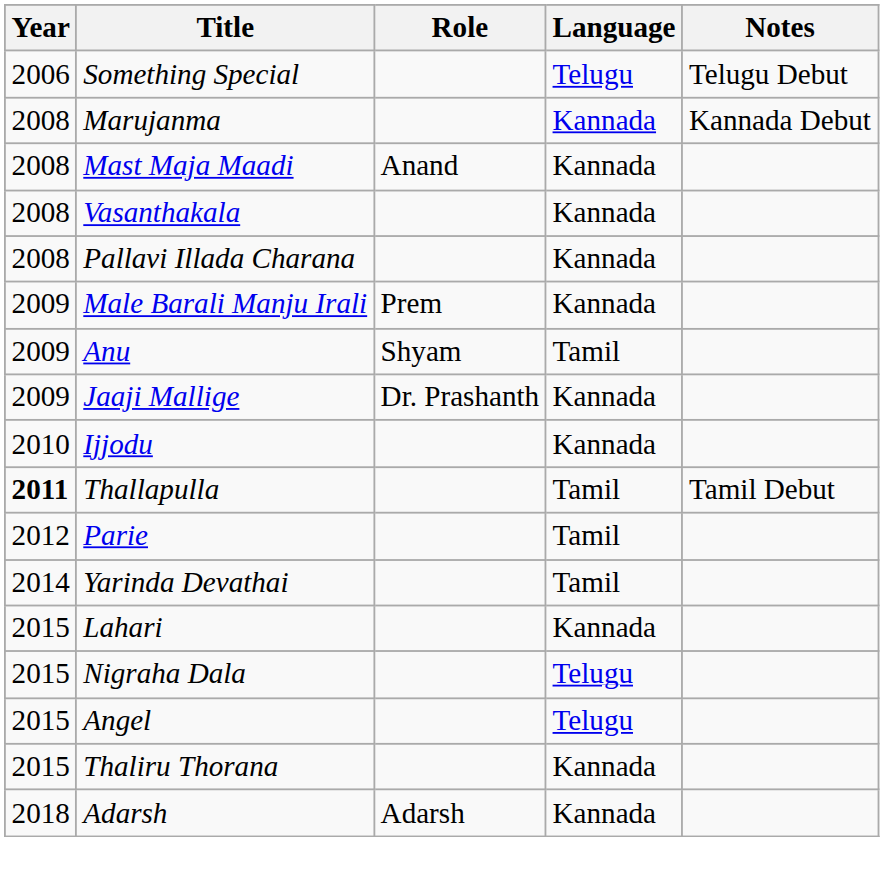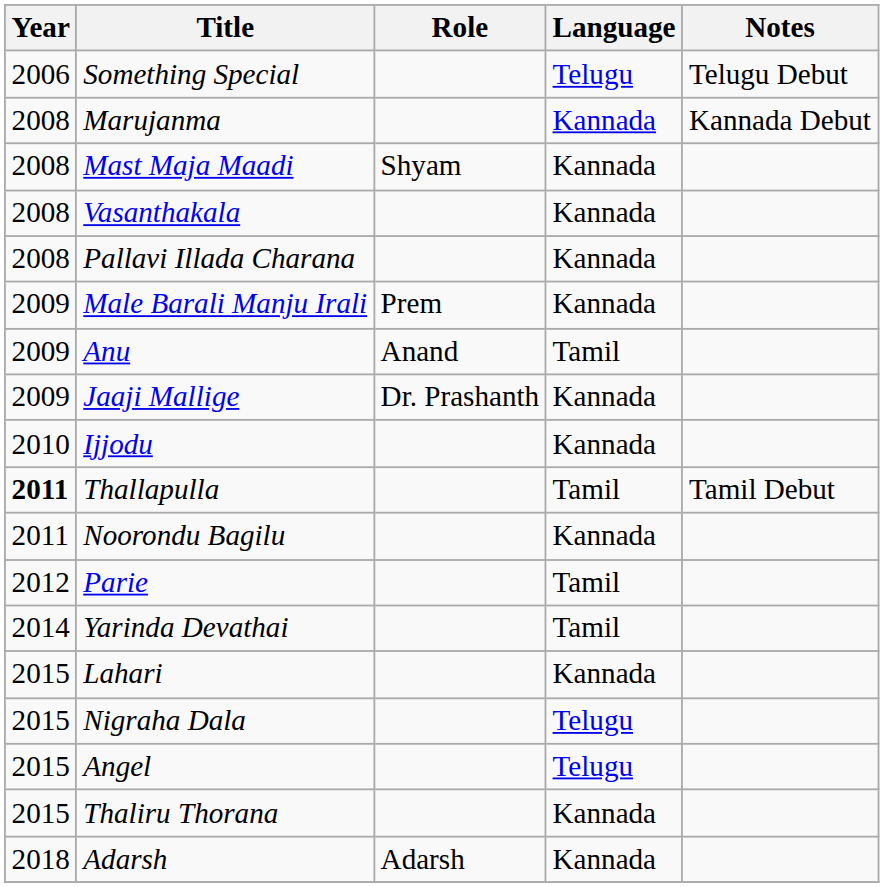(419, 166) Anand -> (421, 166) Shyam
(421, 350) Shyam -> (419, 350) Anand
+ row: (184, 535)
